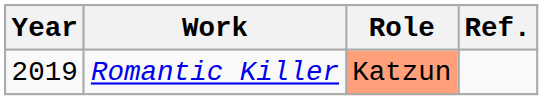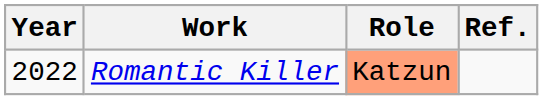(45, 72) 2019 -> (45, 72) 2022
